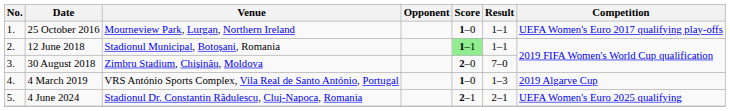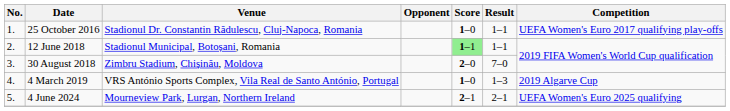(200, 30) Mourneview Park, Lurgan, Northern Ireland -> (233, 30) Stadionul Dr. Constantin Rădulescu, Cluj-Napoca, Romania
(233, 98) Stadionul Dr. Constantin Rădulescu, Cluj-Napoca, Romania -> (200, 98) Mourneview Park, Lurgan, Northern Ireland
